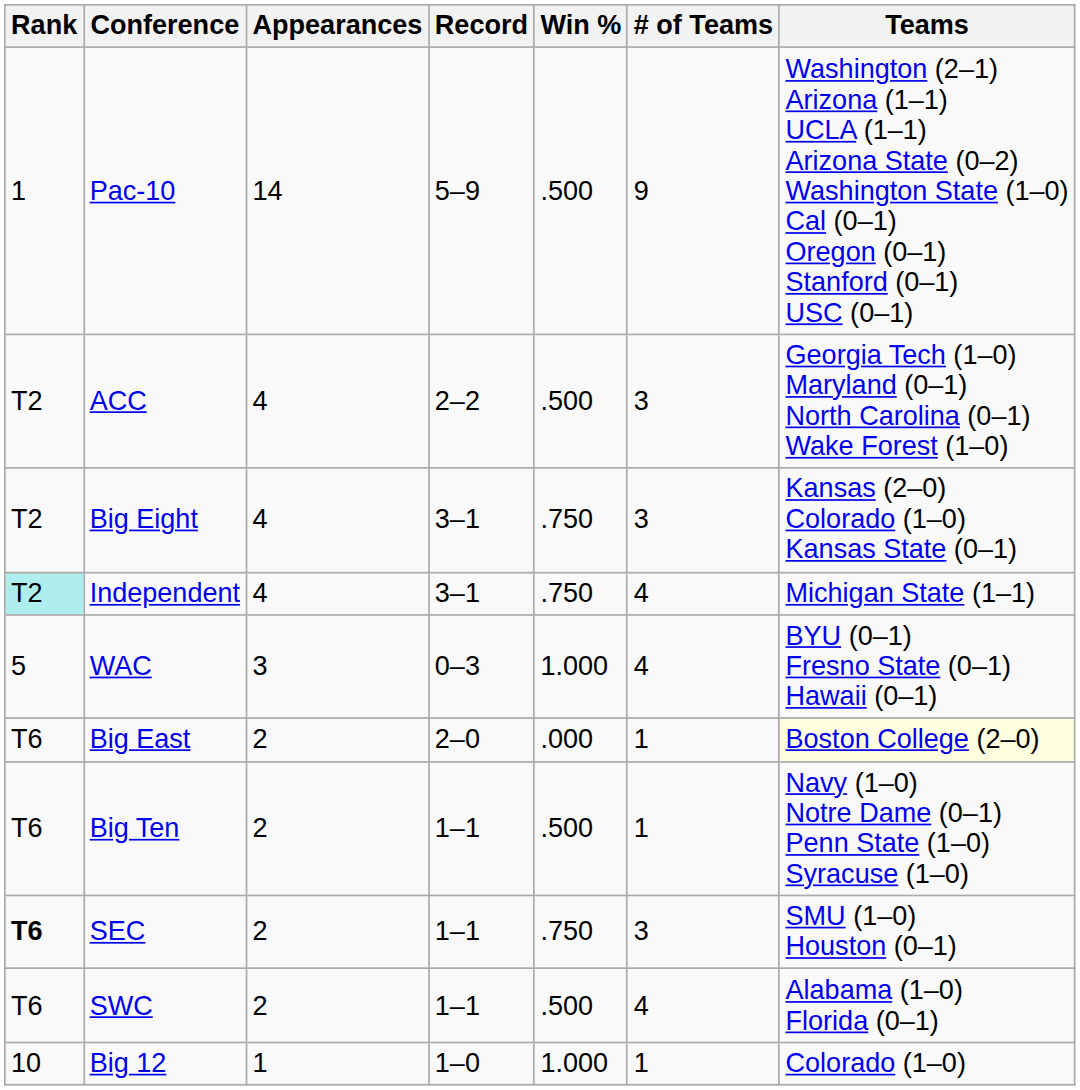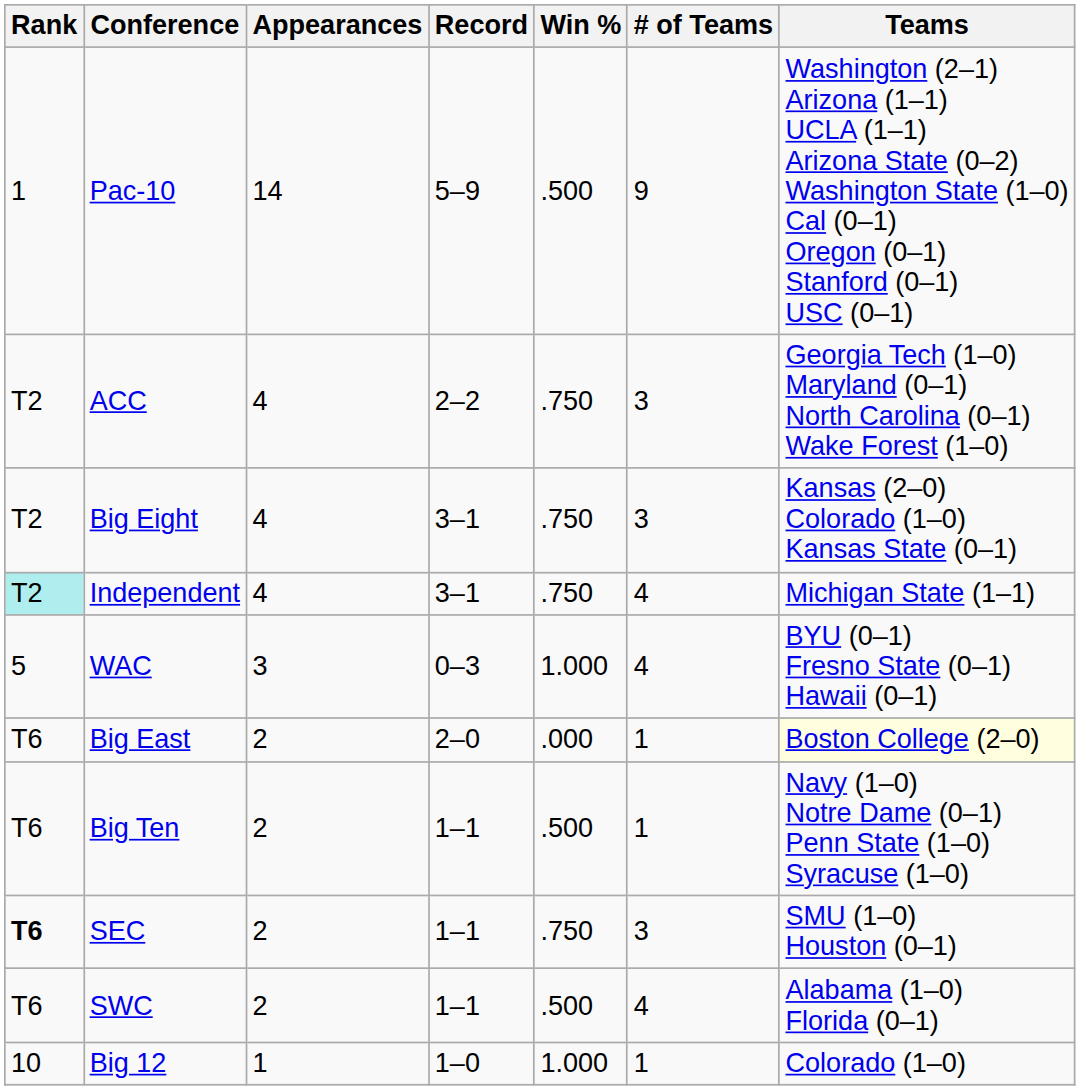(567, 400) .500 -> (567, 400) .750
